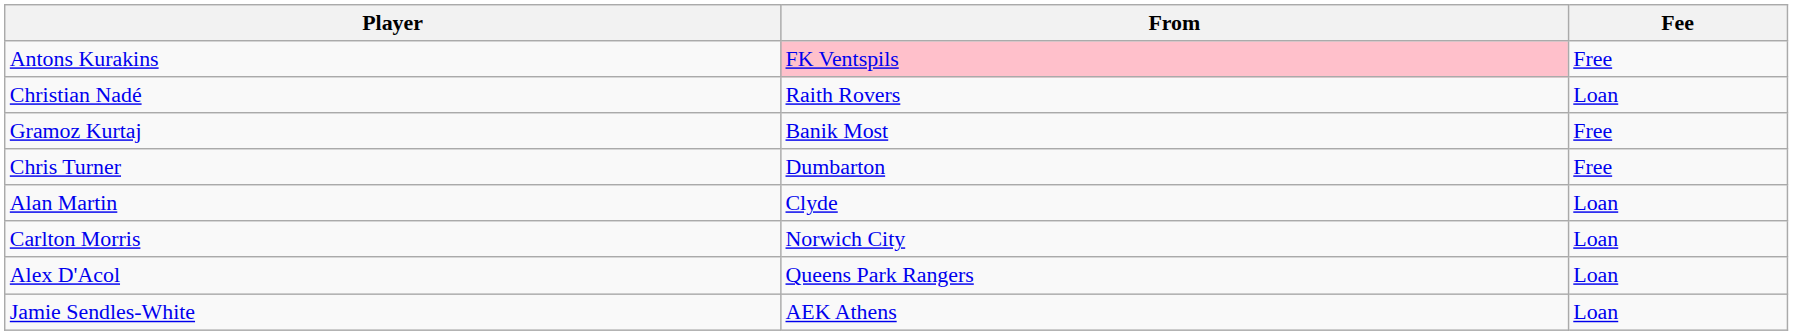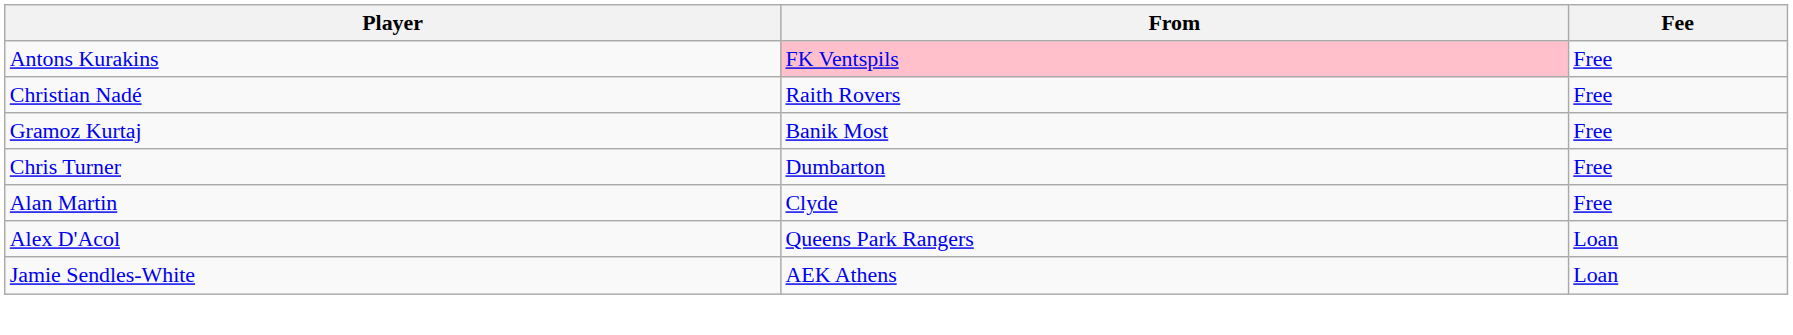(1596, 94) Loan -> (1593, 94) Free
(1596, 203) Loan -> (1593, 203) Free
- row: (75, 239)
